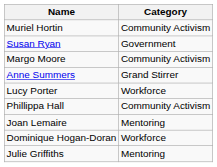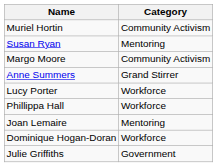(148, 43) Government -> (143, 43) Mentoring
(166, 106) Community Activism -> (143, 106) Workforce
(143, 153) Mentoring -> (148, 153) Government
